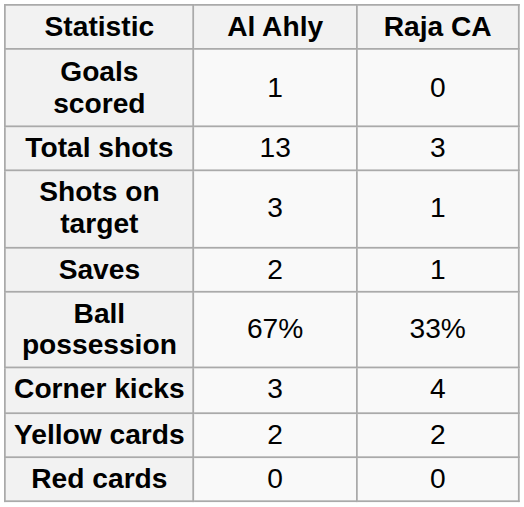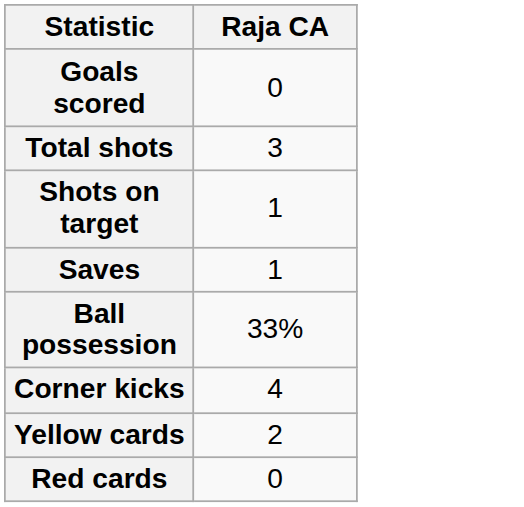- column: (275, 26)
